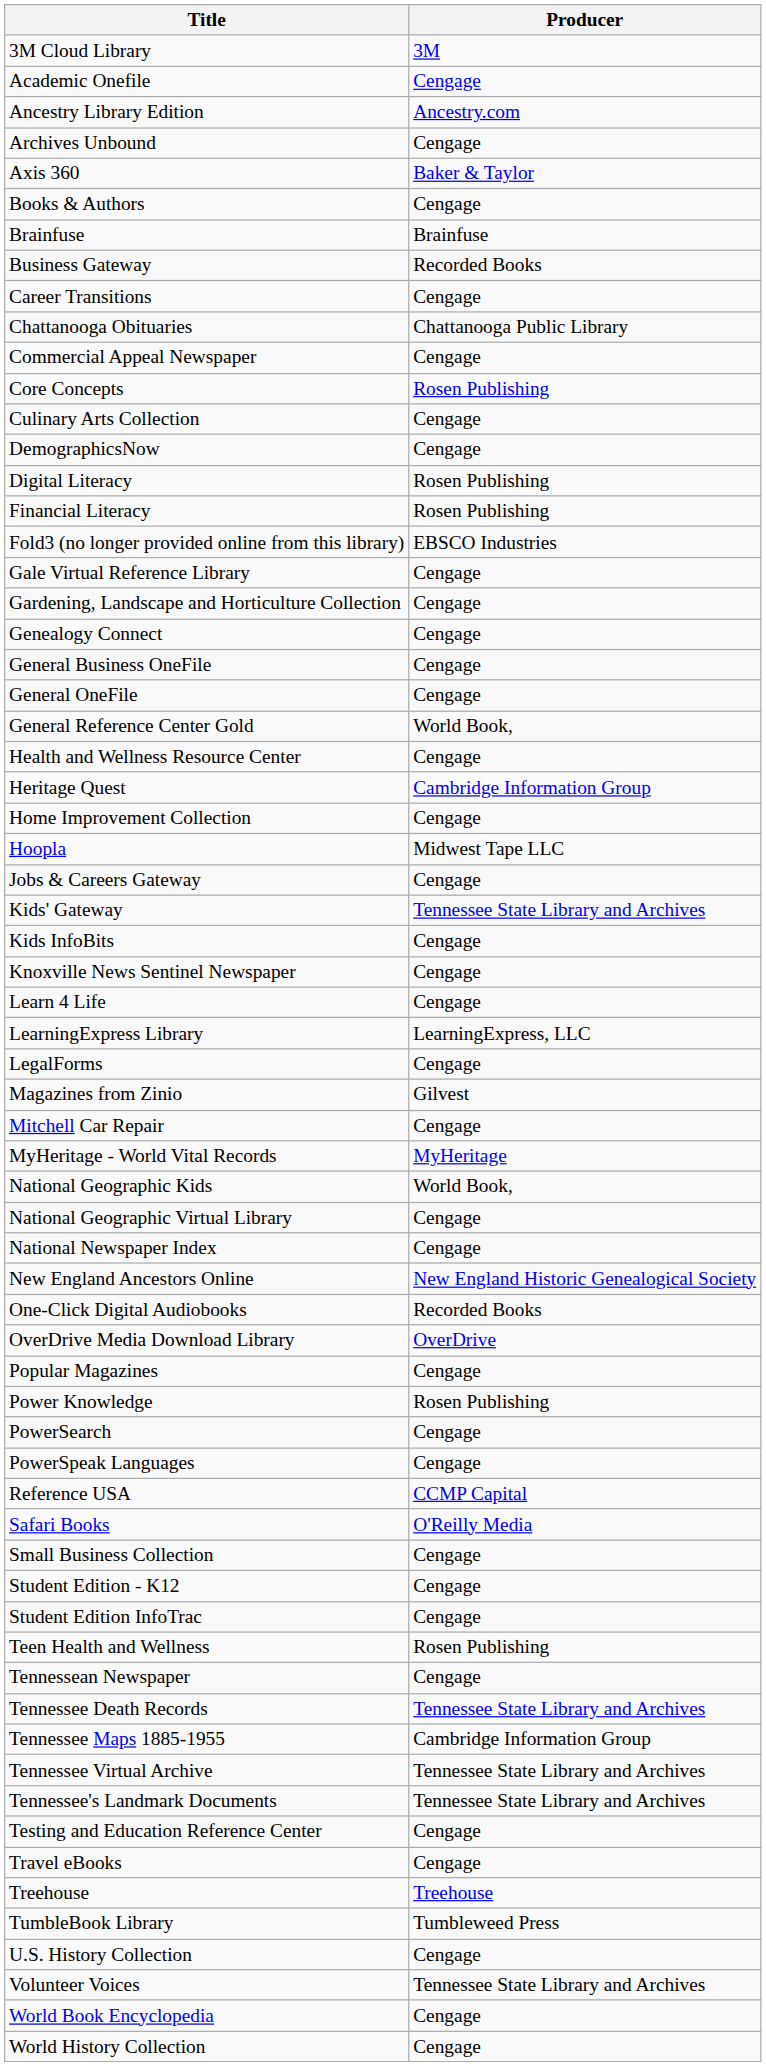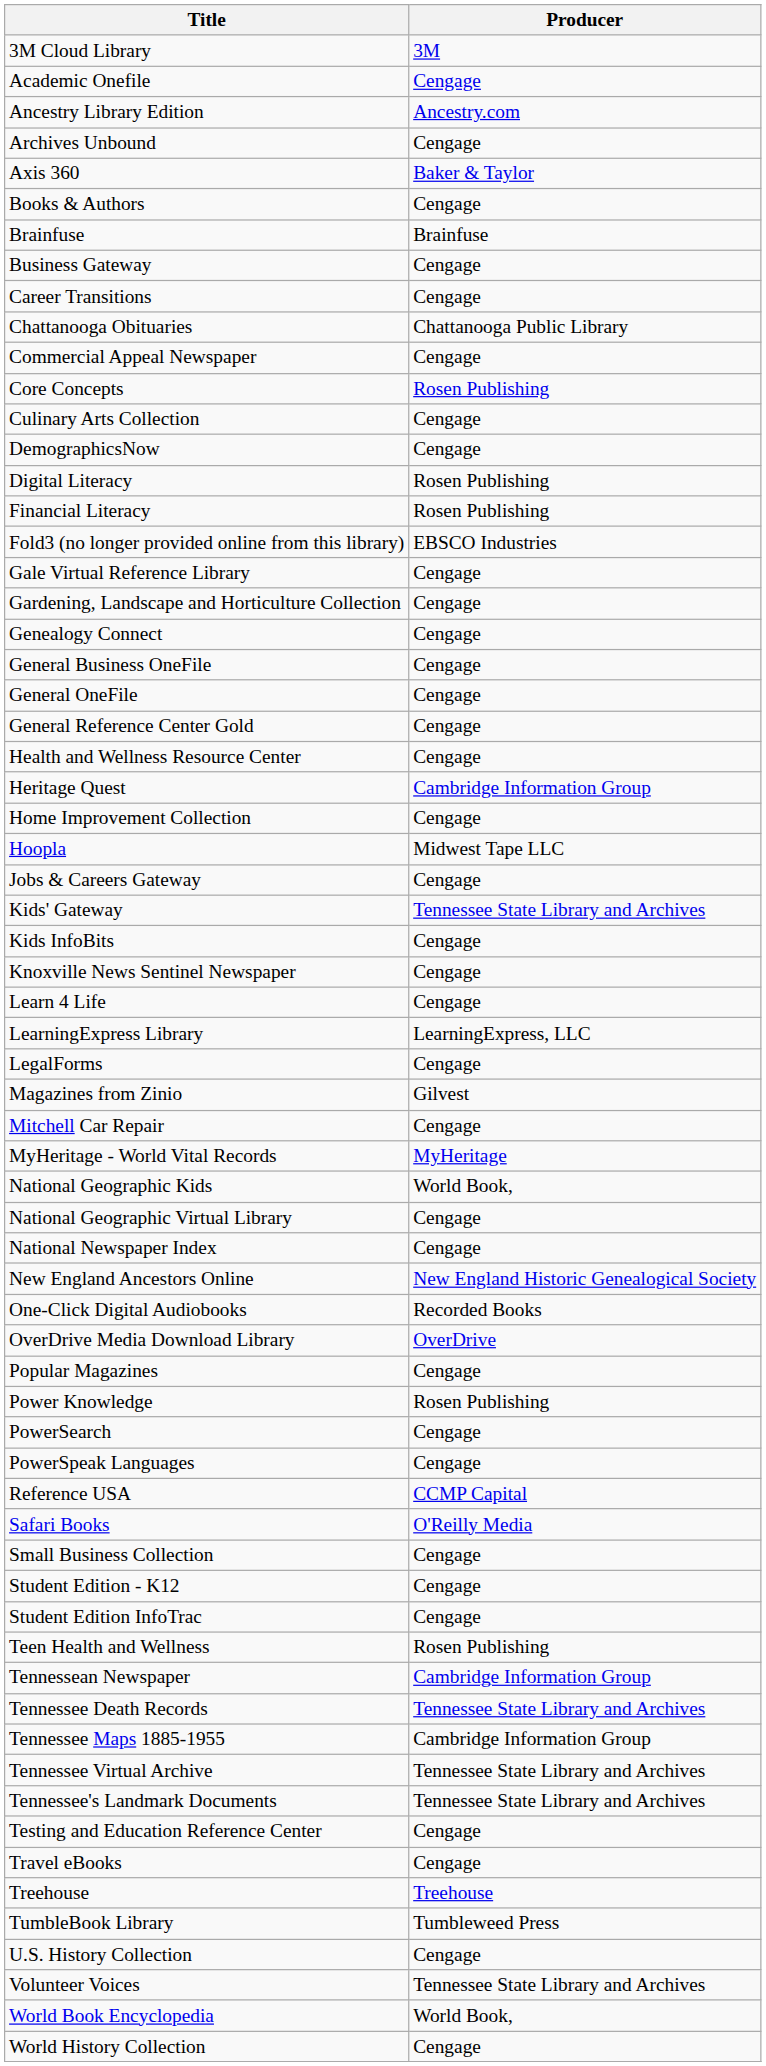(477, 265) Recorded Books -> (447, 265) Cengage
(463, 726) World Book, -> (447, 726) Cengage
(447, 1677) Cengage -> (532, 1677) Cambridge Information Group
(447, 2015) Cengage -> (463, 2015) World Book,
